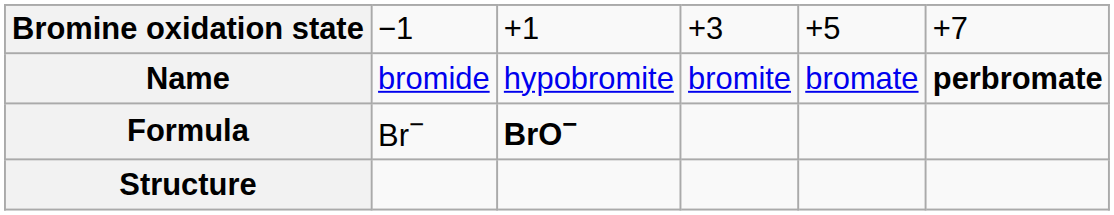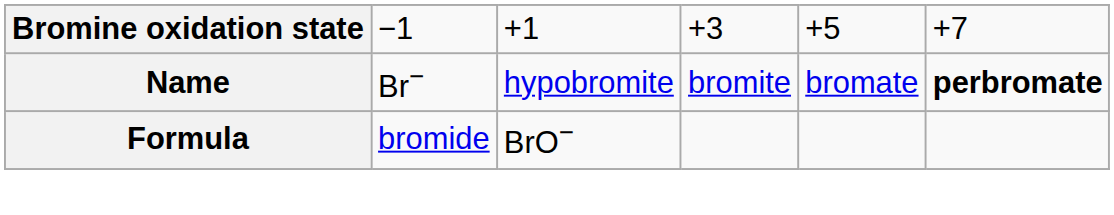(434, 77) bromide -> (401, 82) Br−
(401, 131) Br− -> (434, 139) bromide
(541, 131) bold -> (539, 139) normal
- row: (188, 184)
